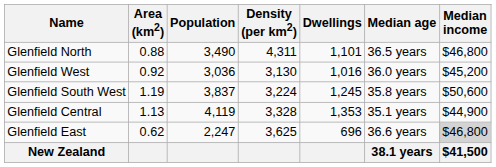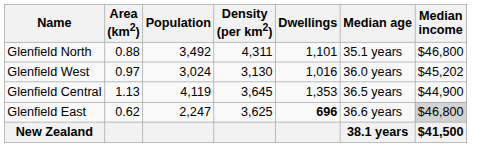(220, 52) 3,490 -> (195, 52) 3,492
(397, 52) 36.5 years -> (373, 52) 35.1 years
(152, 72) 0.92 -> (128, 72) 0.97
(220, 72) 3,036 -> (195, 72) 3,024
(465, 72) $45,200 -> (441, 72) $45,202
- row: (67, 92)
(281, 112) 3,328 -> (257, 92) 3,645
(397, 112) 35.1 years -> (373, 92) 36.5 years
(351, 132) normal -> (327, 112) bold
